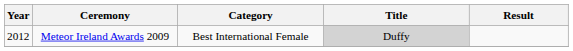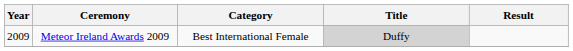(18, 36) 2012 -> (18, 36) 2009
